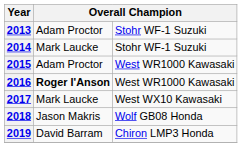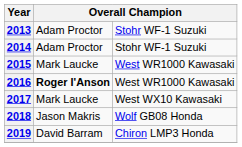(67, 47) Mark Laucke -> (69, 47) Adam Proctor
(69, 64) Adam Proctor -> (67, 64) Mark Laucke
